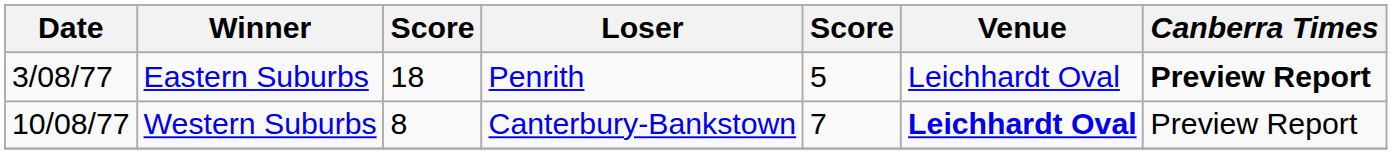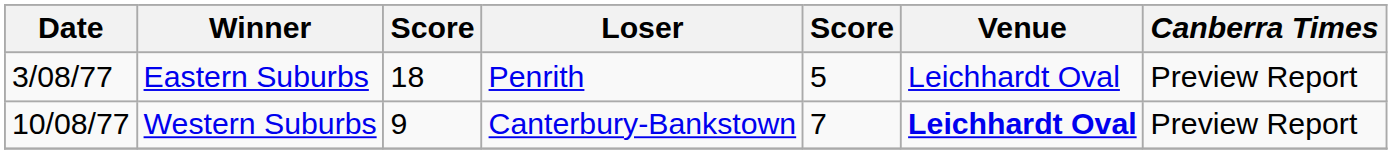(1261, 76) bold -> (1254, 76) normal
(399, 124) 8 -> (399, 124) 9
